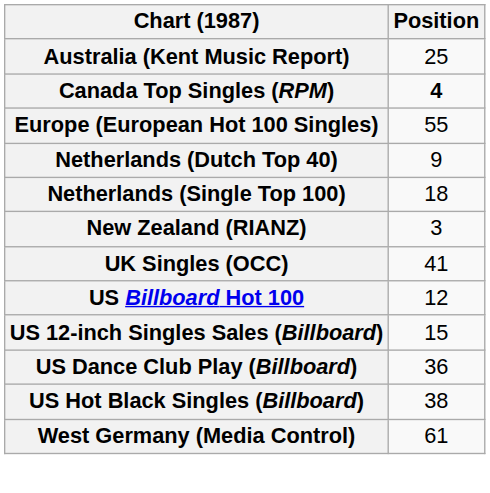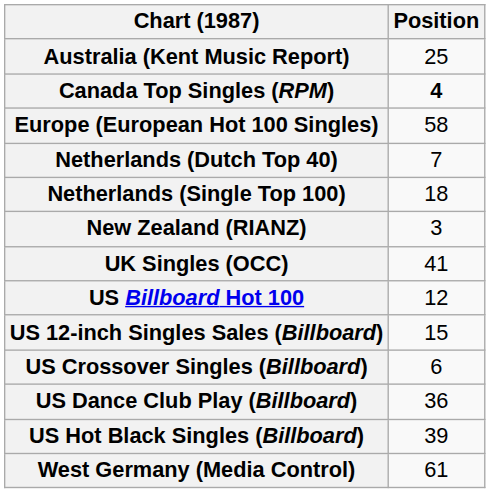(436, 125) 55 -> (436, 125) 58
(436, 159) 9 -> (436, 159) 7
+ row: (197, 366)
(436, 401) 38 -> (436, 435) 39
